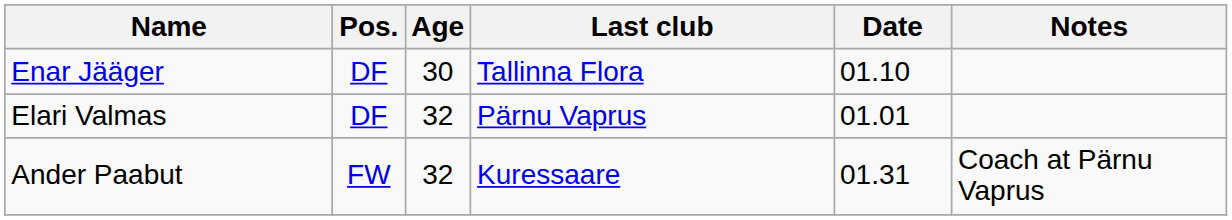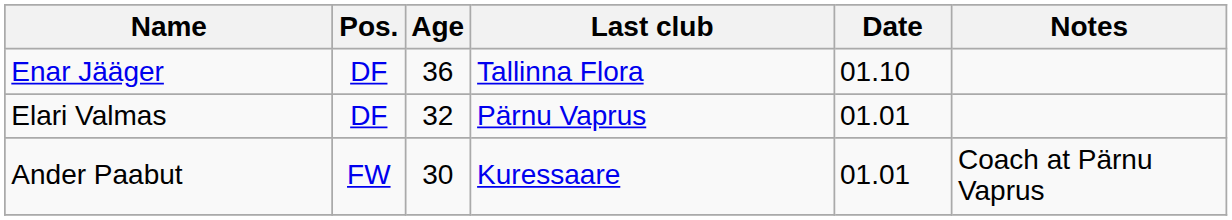(438, 71) 30 -> (438, 71) 36
(438, 175) 32 -> (438, 175) 30
(875, 175) 01.31 -> (875, 175) 01.01
